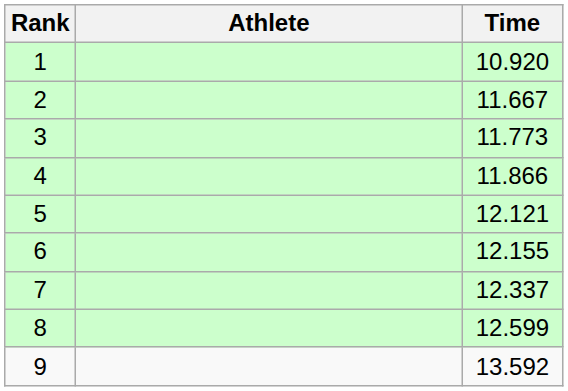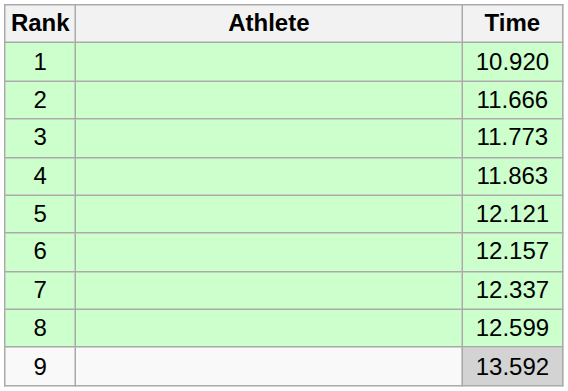(512, 99) 11.667 -> (512, 99) 11.666
(512, 175) 11.866 -> (512, 175) 11.863
(512, 251) 12.155 -> (512, 251) 12.157
(512, 366) no background -> (512, 366) lightgrey background
